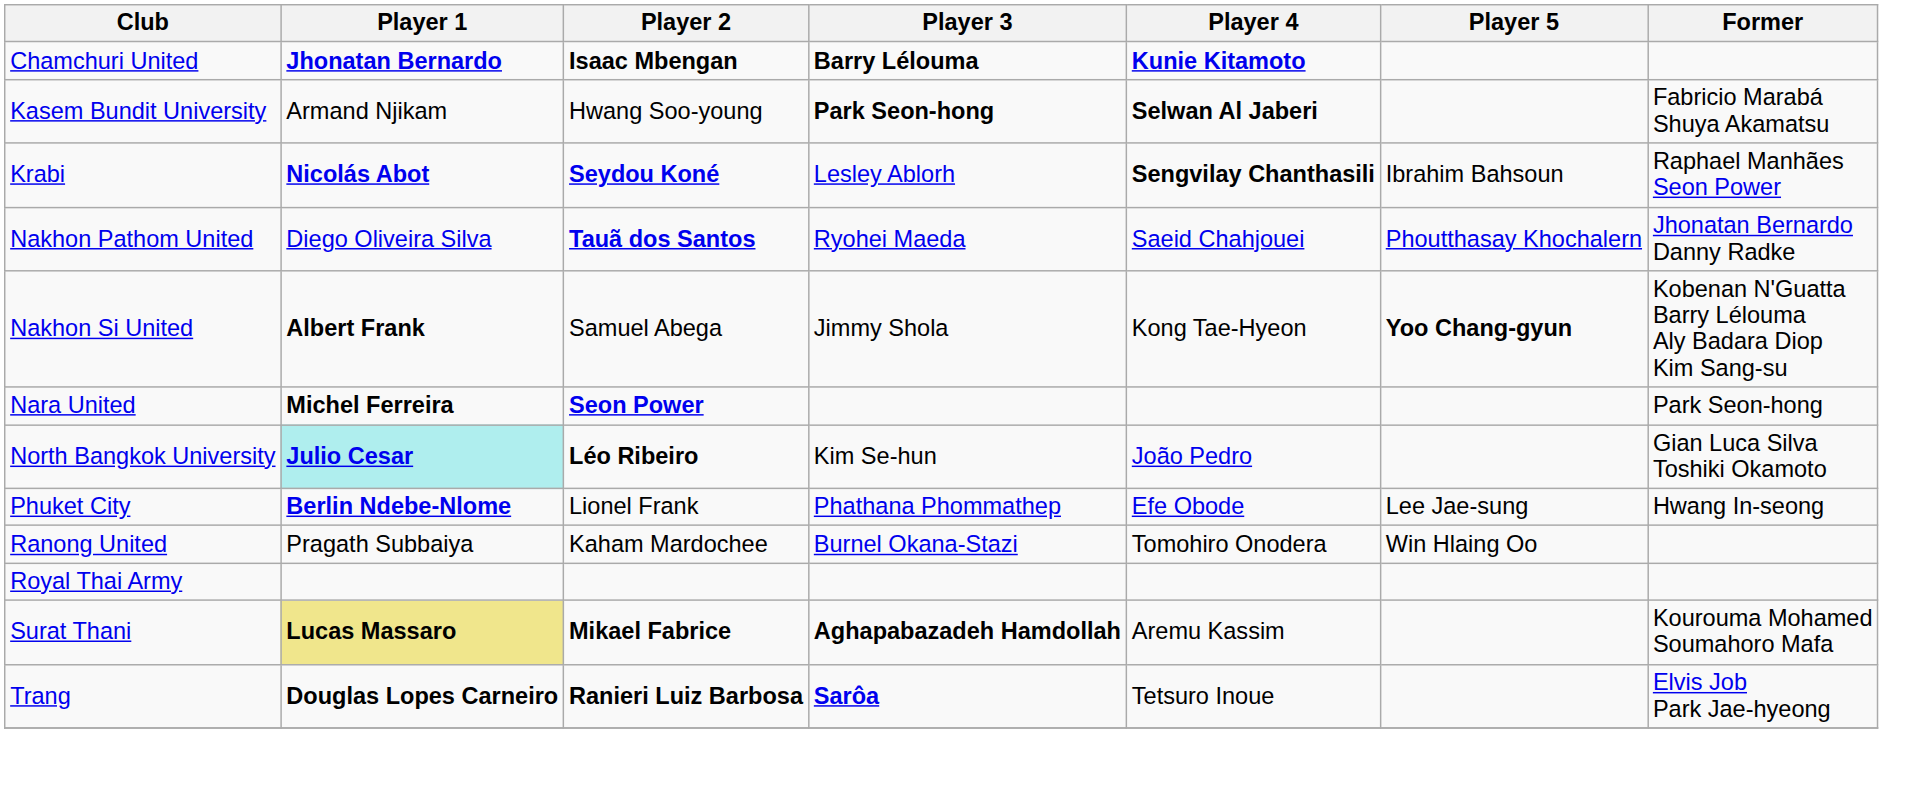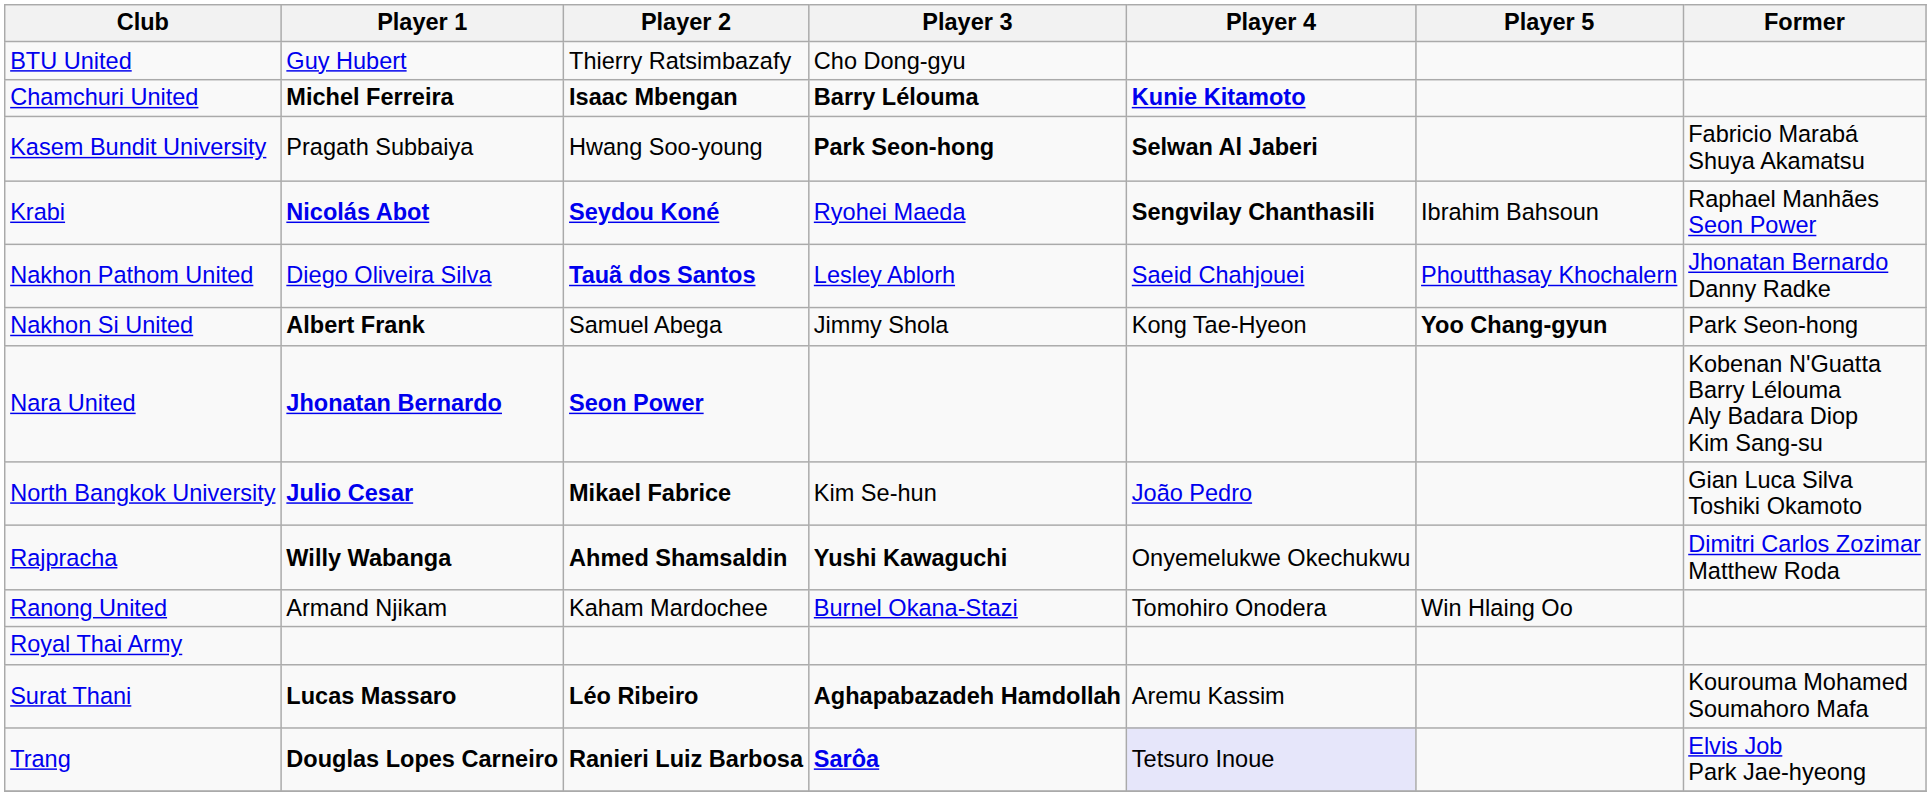+ row: (71, 60)
(394, 60) Jhonatan Bernardo -> (370, 97) Michel Ferreira
(367, 110) Armand Njikam -> (380, 148) Pragath Subbaiya
(884, 174) Lesley Ablorh -> (890, 212) Ryohei Maeda
(890, 238) Ryohei Maeda -> (884, 275) Lesley Ablorh
(1749, 328) Kobenan N'Guatta Barry Lélouma Aly Badara Diop Kim Sang-su -> (1773, 326) Park Seon-hong
(370, 405) Michel Ferreira -> (394, 403) Jhonatan Bernardo
(1738, 405) Park Seon-hong -> (1785, 403) Kobenan N'Guatta Barry Lélouma Aly Badara Diop Kim Sang-su
(350, 456) paleturquoise background -> (350, 493) no background
(634, 456) Léo Ribeiro -> (650, 493) Mikael Fabrice
- row: (70, 506)
+ row: (64, 557)
(380, 544) Pragath Subbaiya -> (367, 607) Armand Njikam
(371, 631) khaki background -> (371, 695) no background
(650, 631) Mikael Fabrice -> (634, 695) Léo Ribeiro
(1203, 695) no background -> (1203, 759) lavender background
